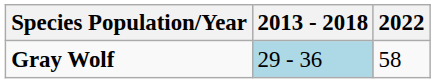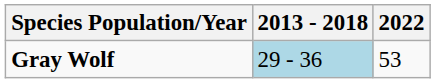(390, 58) 58 -> (390, 58) 53
